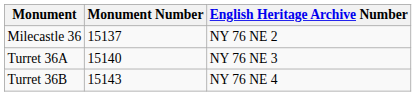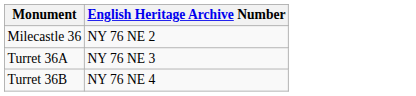- column: (145, 15)
